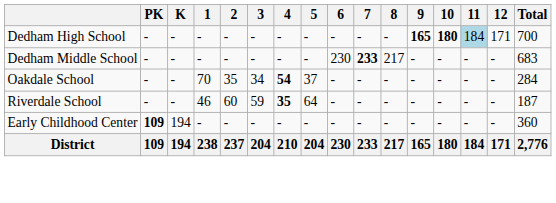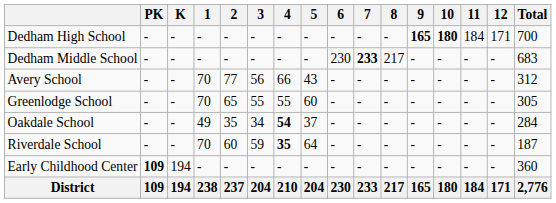(474, 36) lightblue background -> (474, 36) no background
+ row: (45, 79)
+ row: (60, 101)
(204, 79) 70 -> (204, 123) 49
(204, 101) 46 -> (204, 144) 70
